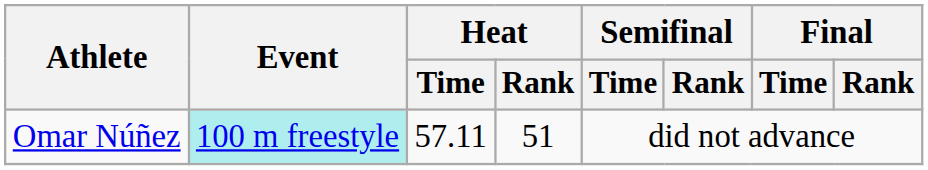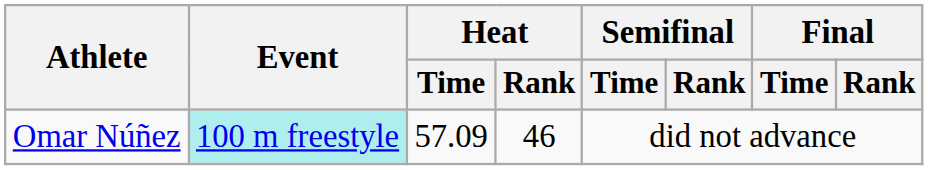(451, 136) 57.11 -> (451, 136) 57.09
(538, 136) 51 -> (539, 136) 46
